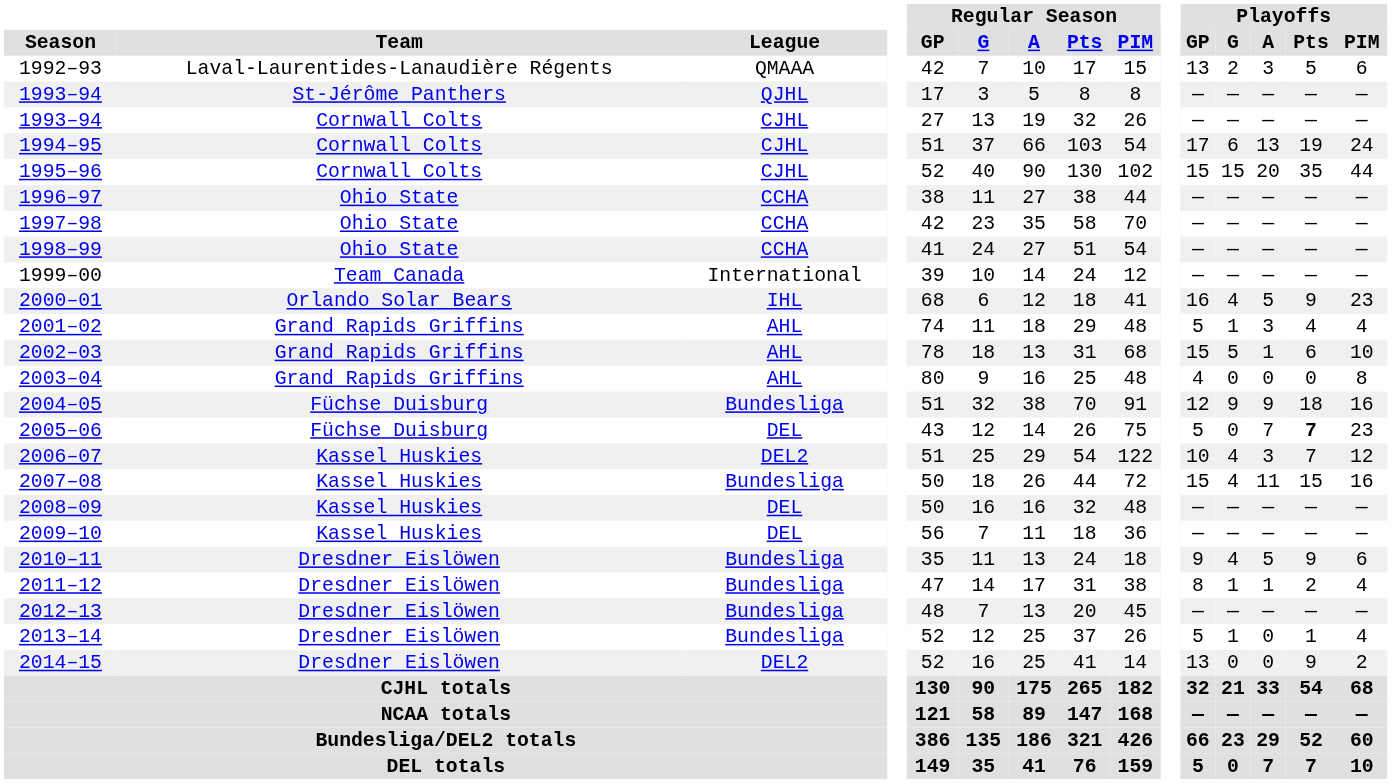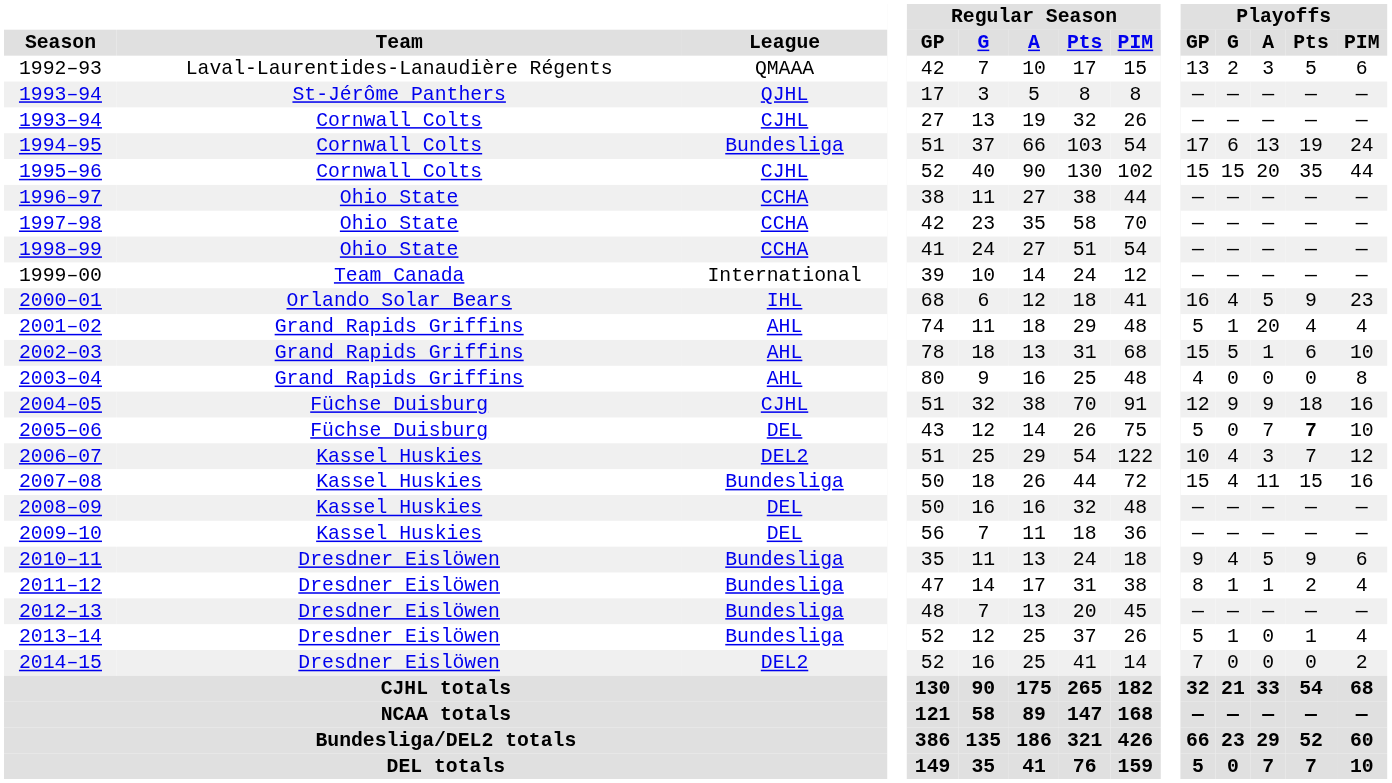(785, 146) CJHL -> (785, 146) Bundesliga
(1268, 327) 3 -> (1268, 327) 20
(785, 405) Bundesliga -> (785, 405) CJHL
(1362, 430) 23 -> (1362, 430) 10
(1198, 663) 13 -> (1198, 663) 7
(1311, 663) 9 -> (1311, 663) 0
